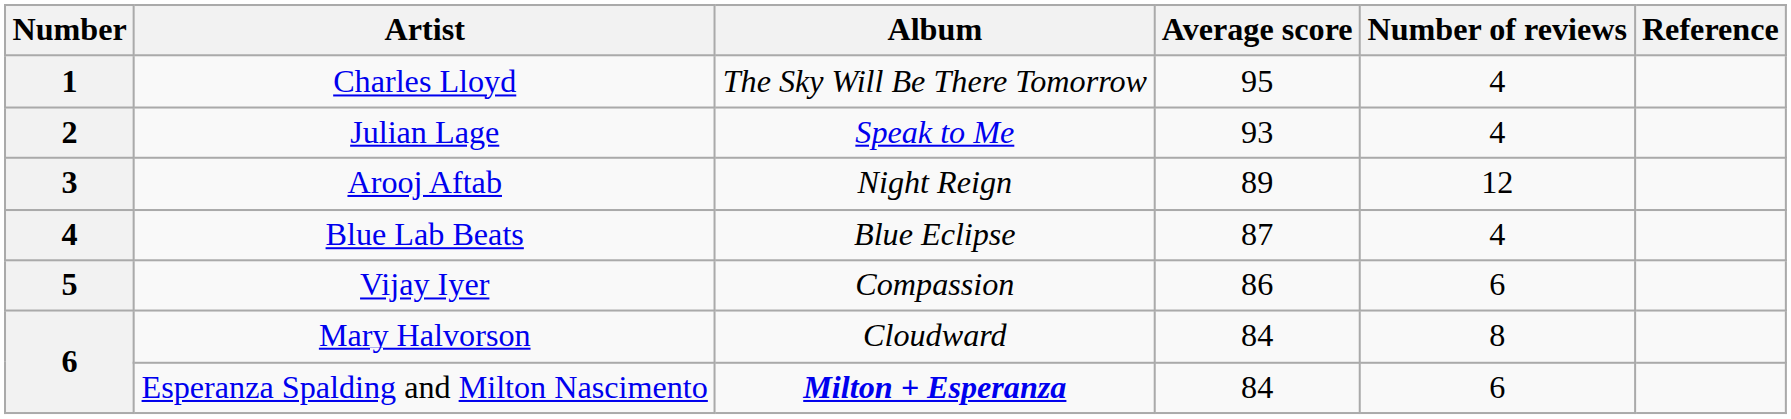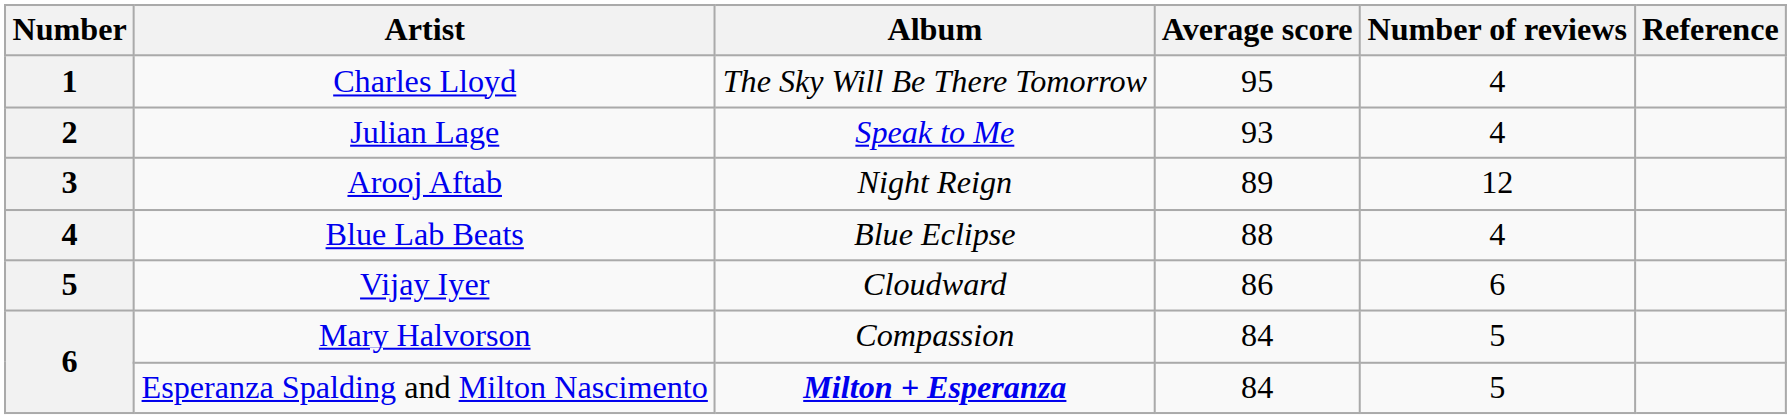(1257, 234) 87 -> (1257, 234) 88
(935, 285) Compassion -> (935, 285) Cloudward
(935, 336) Cloudward -> (935, 336) Compassion
(1497, 336) 8 -> (1497, 336) 5
(1497, 387) 6 -> (1497, 387) 5
